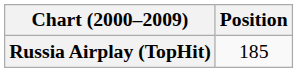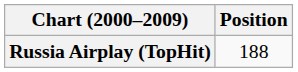(254, 51) 185 -> (254, 51) 188
